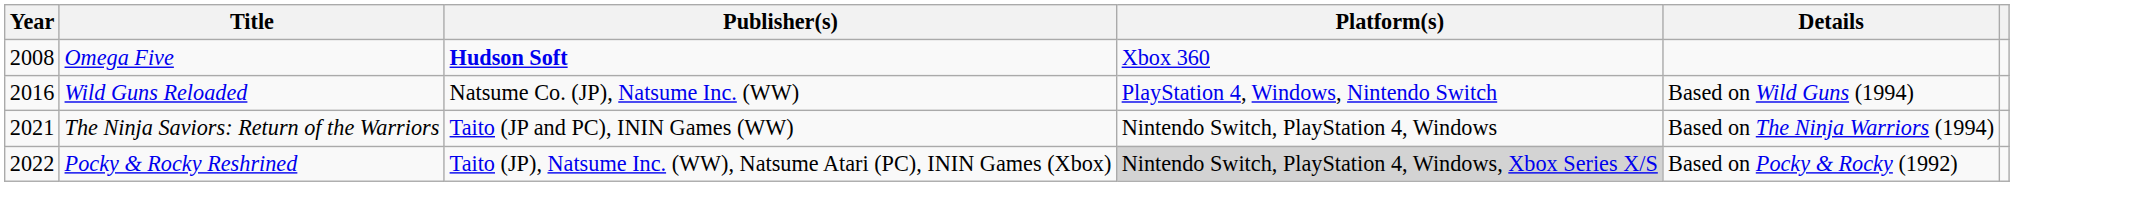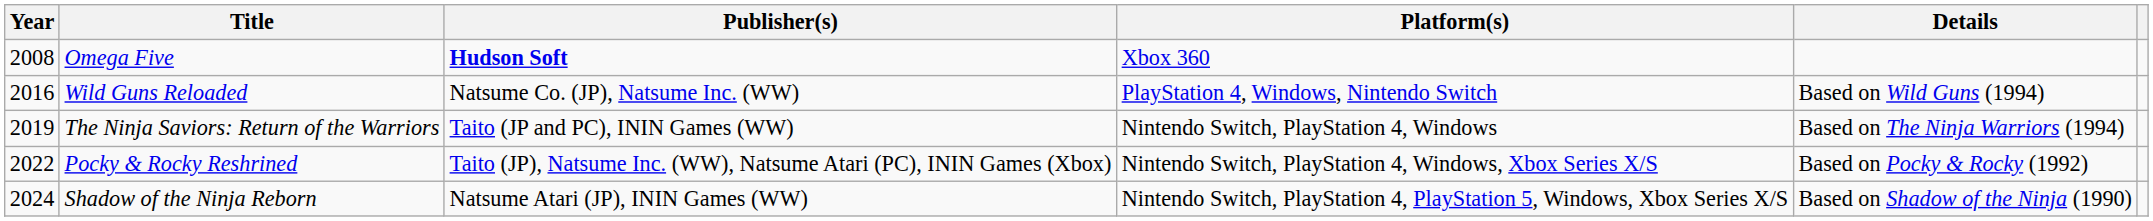(32, 127) 2021 -> (32, 127) 2019
(1390, 163) lightgrey background -> (1390, 163) no background
+ row: (191, 198)
